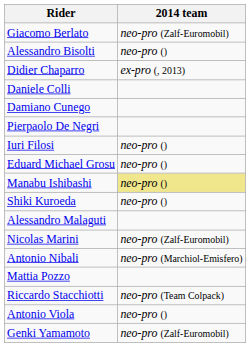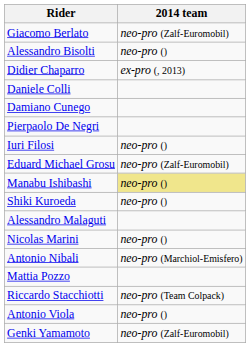(144, 164) neo-pro () -> (175, 164) neo-pro (Zalf-Euromobil)
(175, 239) neo-pro (Zalf-Euromobil) -> (144, 239) neo-pro ()
